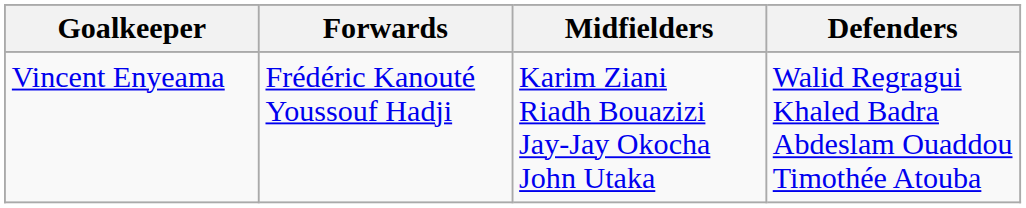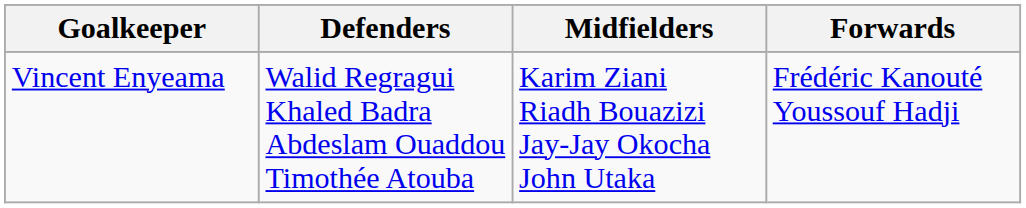columns swapped: (893, 28) <-> (385, 28)
